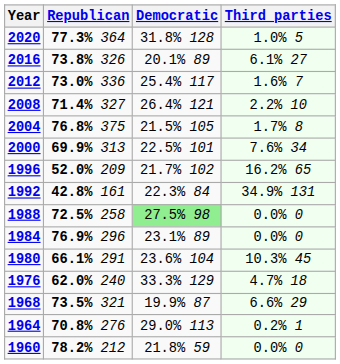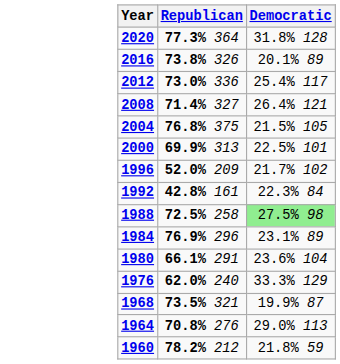- column: (278, 16)
